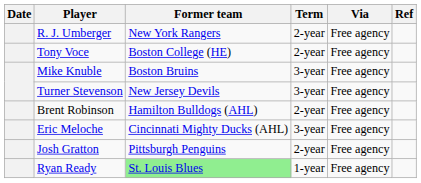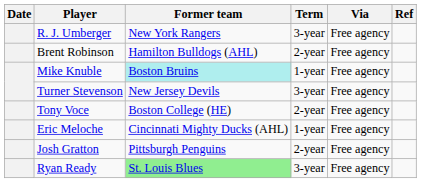(309, 33) 2-year -> (309, 33) 3-year
rows swapped: (75, 110) <-> (63, 52)
(163, 71) no background -> (163, 71) paleturquoise background
(309, 71) 3-year -> (309, 71) 1-year
(309, 129) 3-year -> (309, 129) 1-year
(309, 168) 1-year -> (309, 168) 3-year
